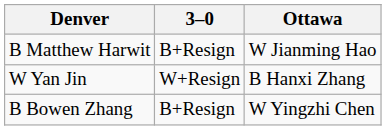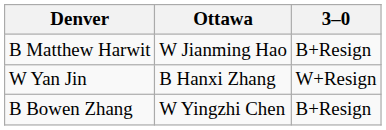columns swapped: (200, 19) <-> (313, 19)
